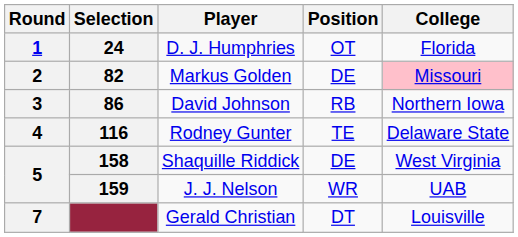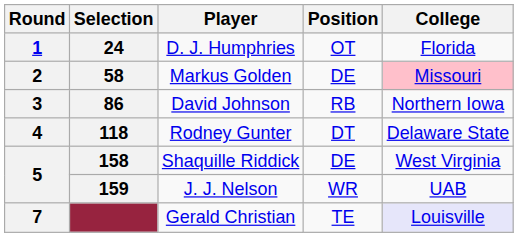(114, 76) 82 -> (114, 76) 58
(114, 133) 116 -> (114, 133) 118
(343, 133) TE -> (343, 133) DT
(343, 218) DT -> (343, 218) TE
(448, 218) no background -> (448, 218) lavender background
